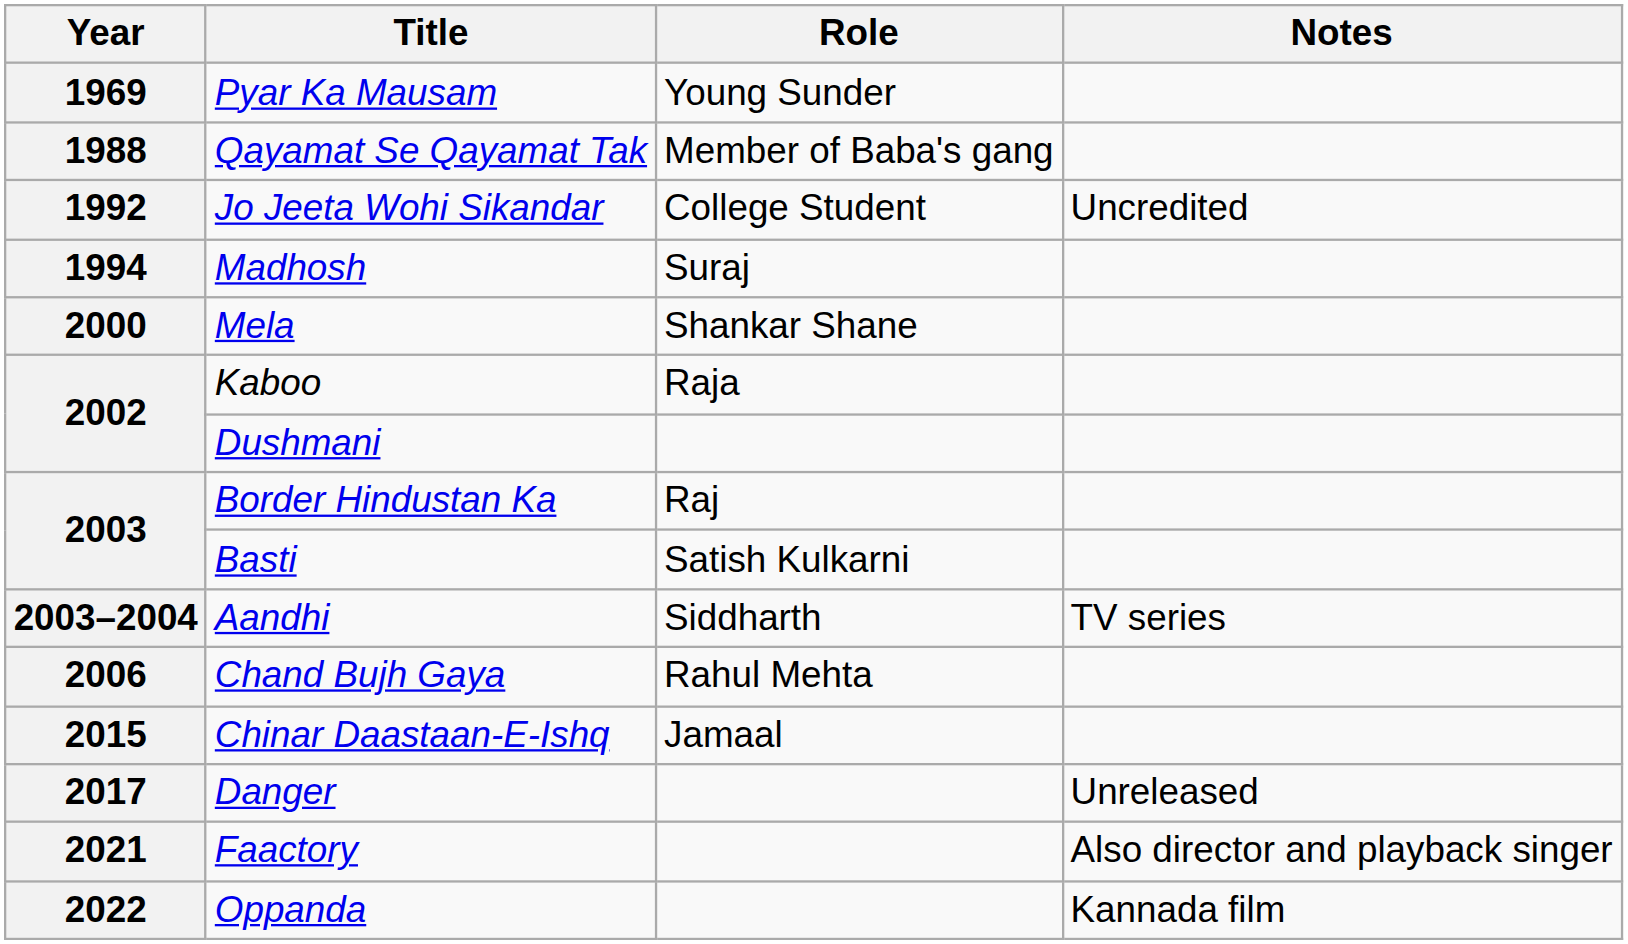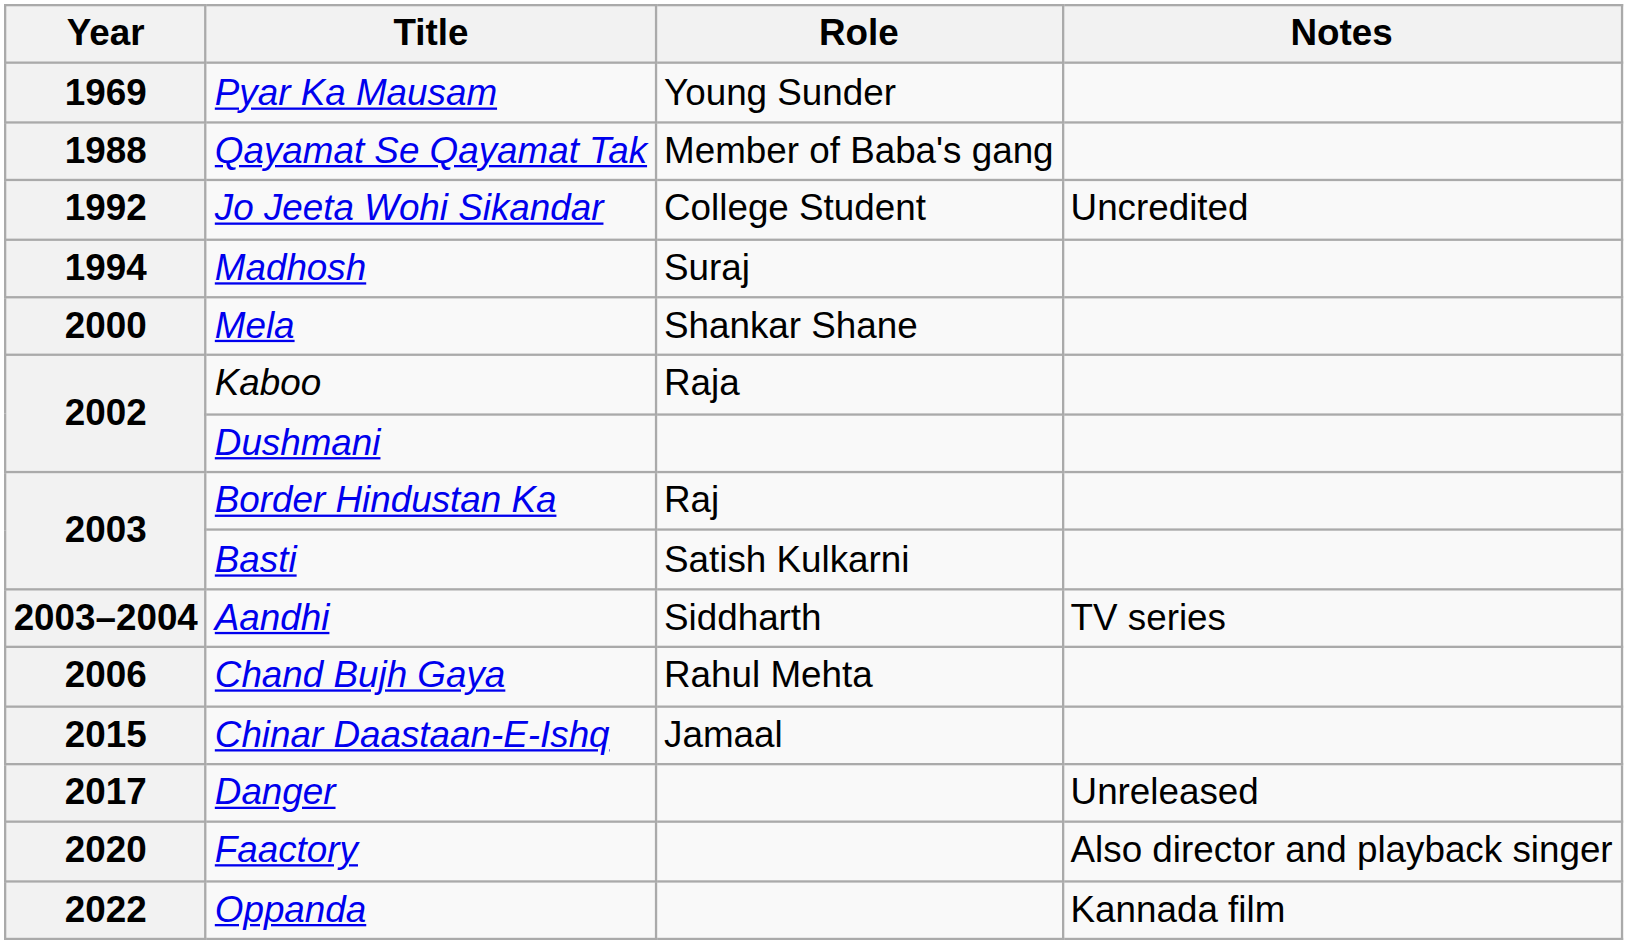(106, 850) 2021 -> (106, 850) 2020
